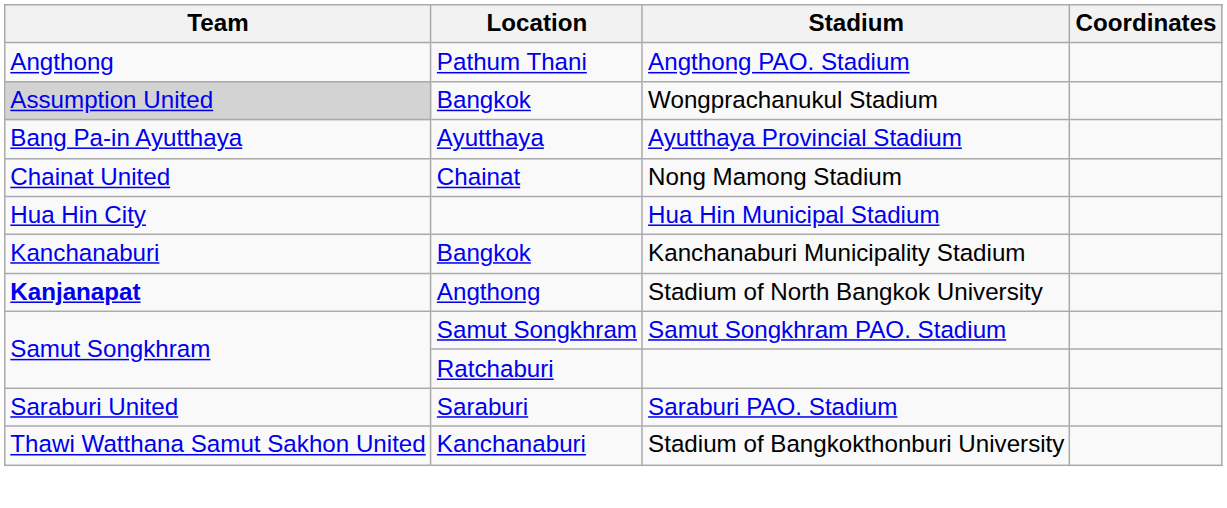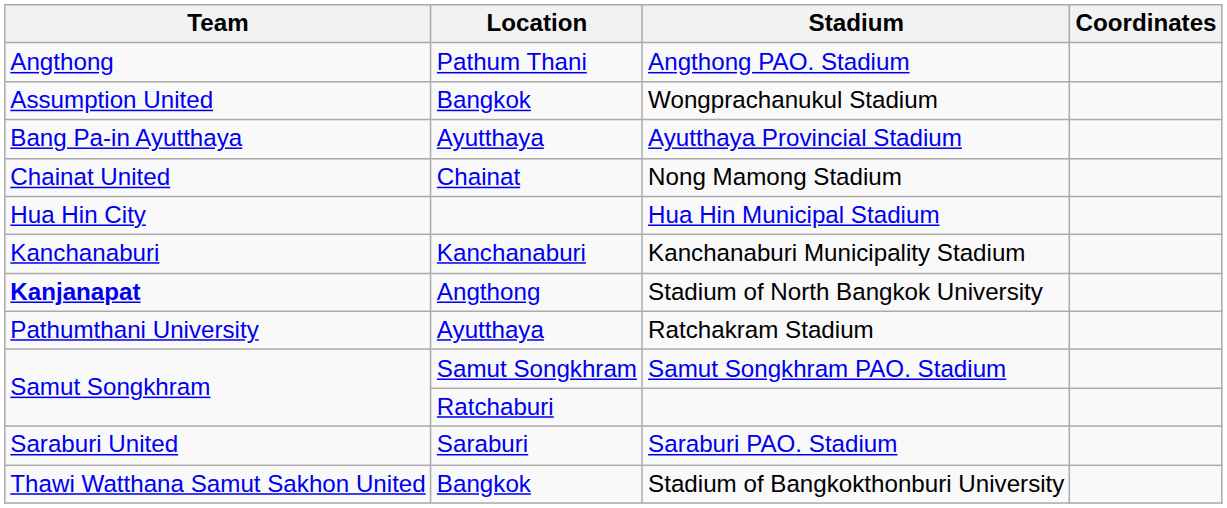(112, 100) lightgrey background -> (112, 100) no background
(484, 253) Bangkok -> (511, 253) Kanchanaburi
+ row: (761, 330)
(511, 445) Kanchanaburi -> (484, 483) Bangkok
